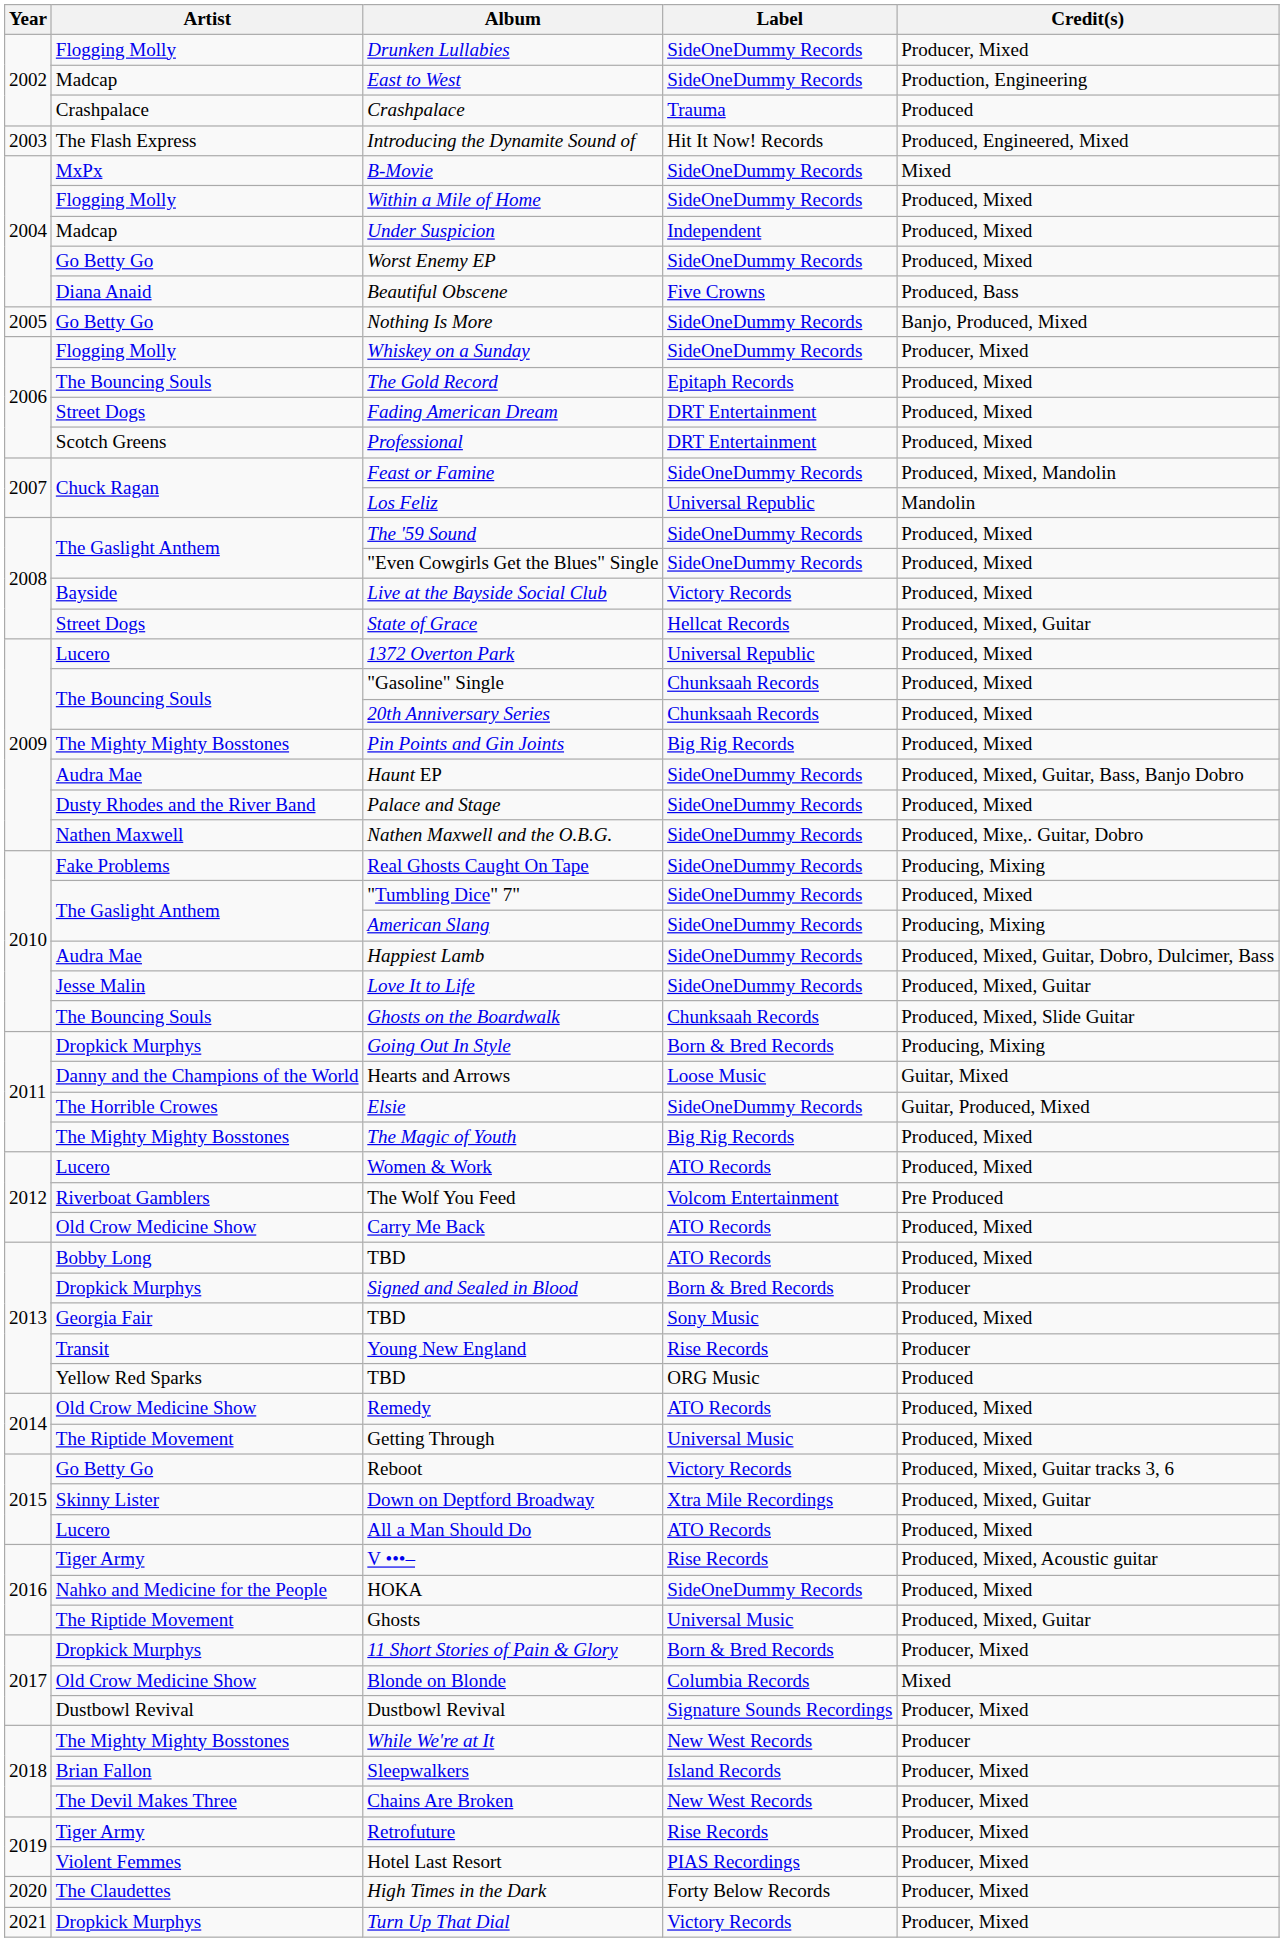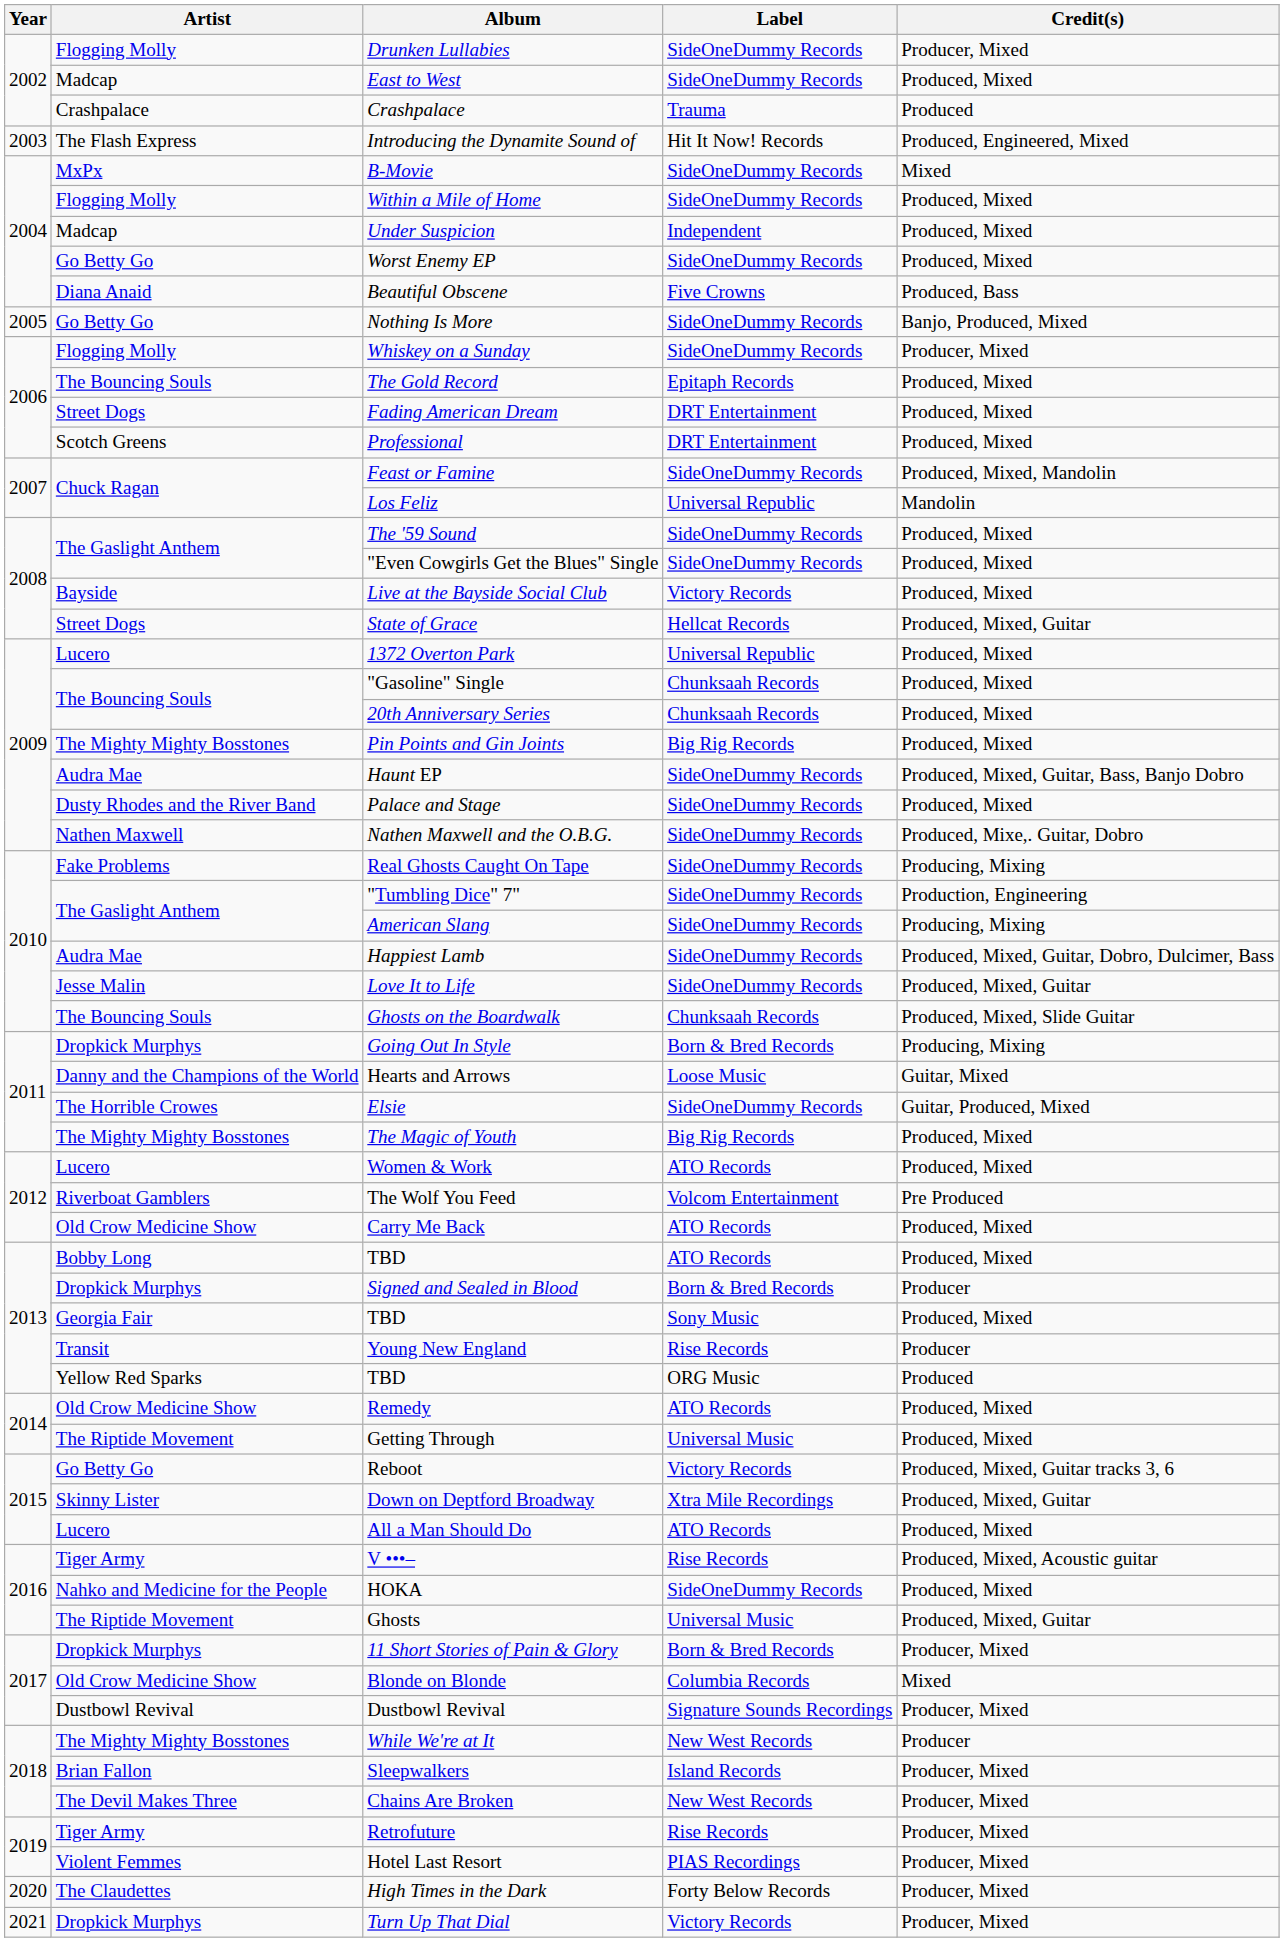(994, 79) Production, Engineering -> (967, 79) Produced, Mixed
(967, 895) Produced, Mixed -> (994, 895) Production, Engineering
